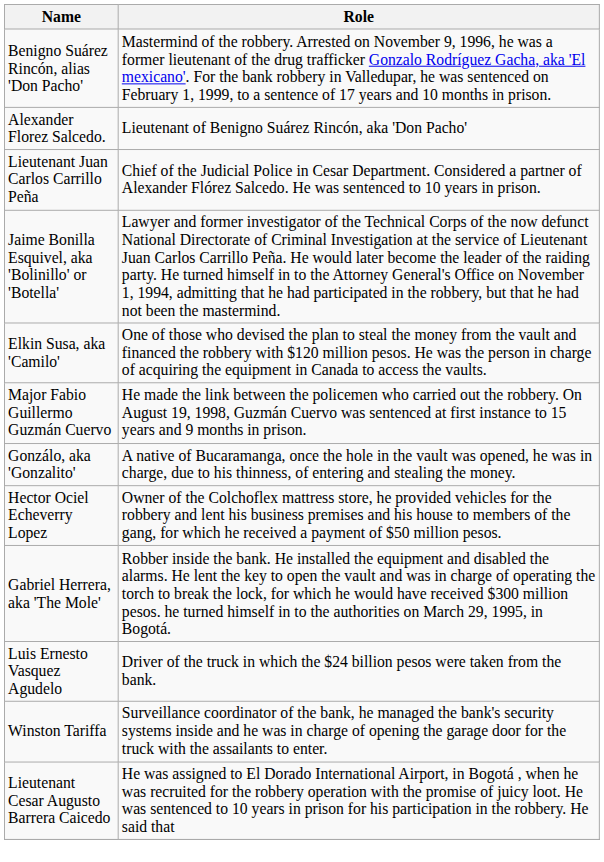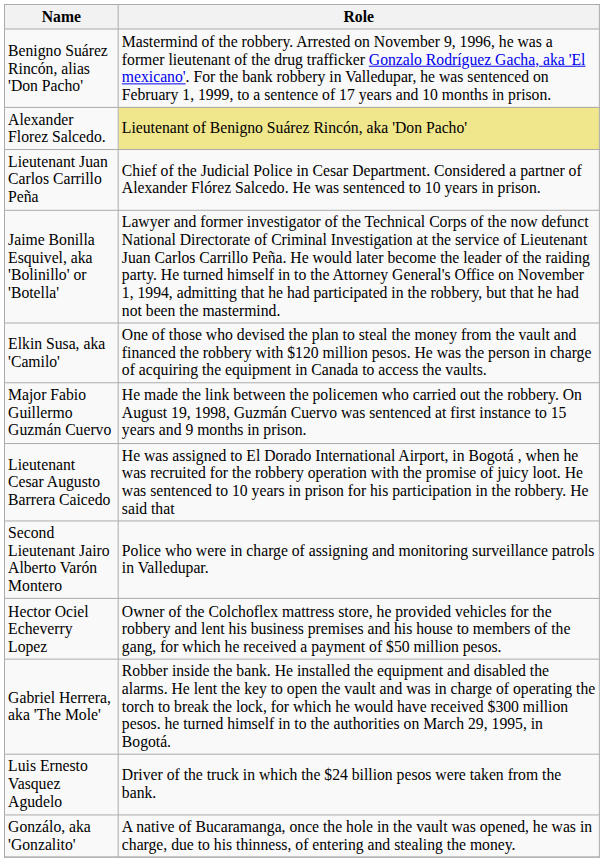(294, 128) no background -> (294, 128) khaki background
rows swapped: (59, 800) <-> (49, 464)
+ row: (59, 559)
- row: (57, 731)
